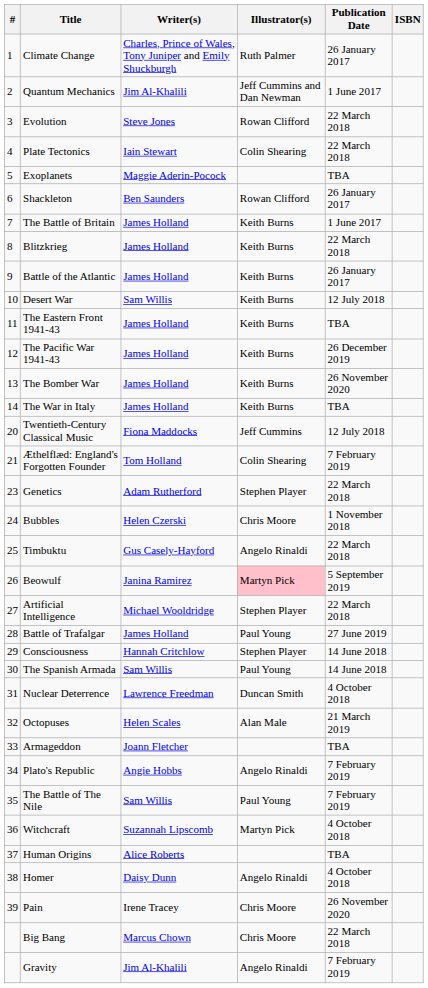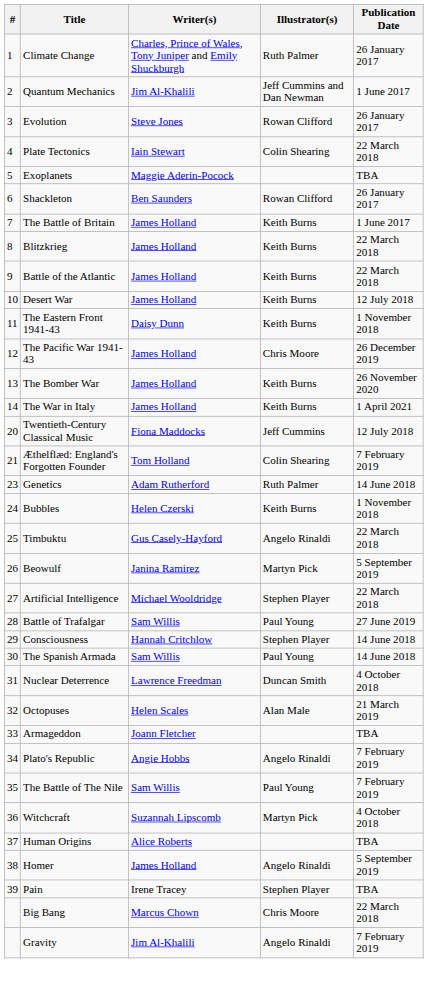- column: (408, 19)
(349, 121) 22 March 2018 -> (380, 121) 26 January 2017
(352, 276) 26 January 2017 -> (378, 276) 22 March 2018
(148, 300) Sam Willis -> (164, 300) James Holland
(156, 323) James Holland -> (158, 323) Daisy Dunn
(339, 323) TBA -> (384, 323) 1 November 2018
(267, 353) Keith Burns -> (291, 353) Chris Moore
(339, 407) TBA -> (384, 407) 1 April 2021
(273, 490) Stephen Player -> (291, 484) Ruth Palmer
(349, 490) 22 March 2018 -> (386, 484) 14 June 2018
(268, 520) Chris Moore -> (290, 508) Keith Burns
(267, 580) pink background -> (290, 568) no background
(156, 634) James Holland -> (155, 622) Sam Willis
(150, 877) Daisy Dunn -> (164, 865) James Holland
(350, 877) 4 October 2018 -> (384, 865) 5 September 2019
(268, 907) Chris Moore -> (296, 889) Stephen Player
(358, 907) 26 November 2020 -> (367, 889) TBA
